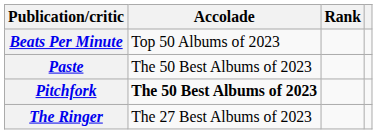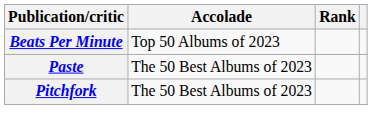(224, 91) bold -> (222, 91) normal
- row: (66, 116)
